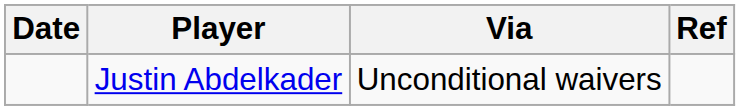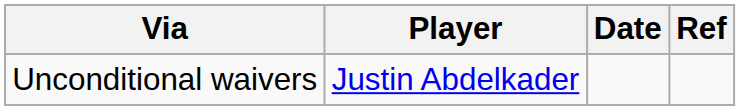columns swapped: (46, 29) <-> (509, 29)
